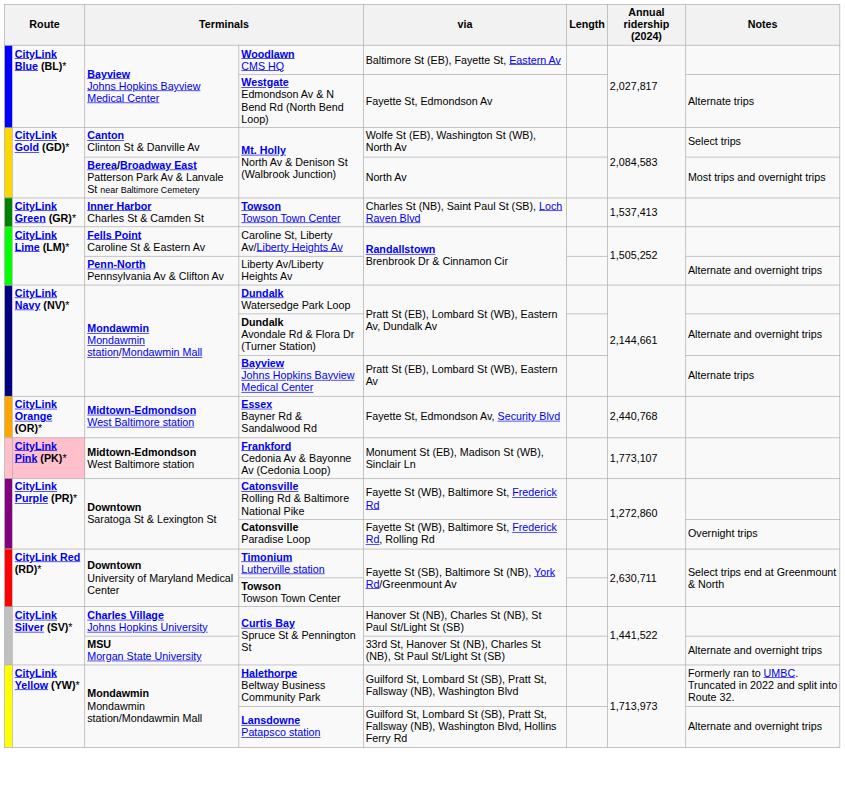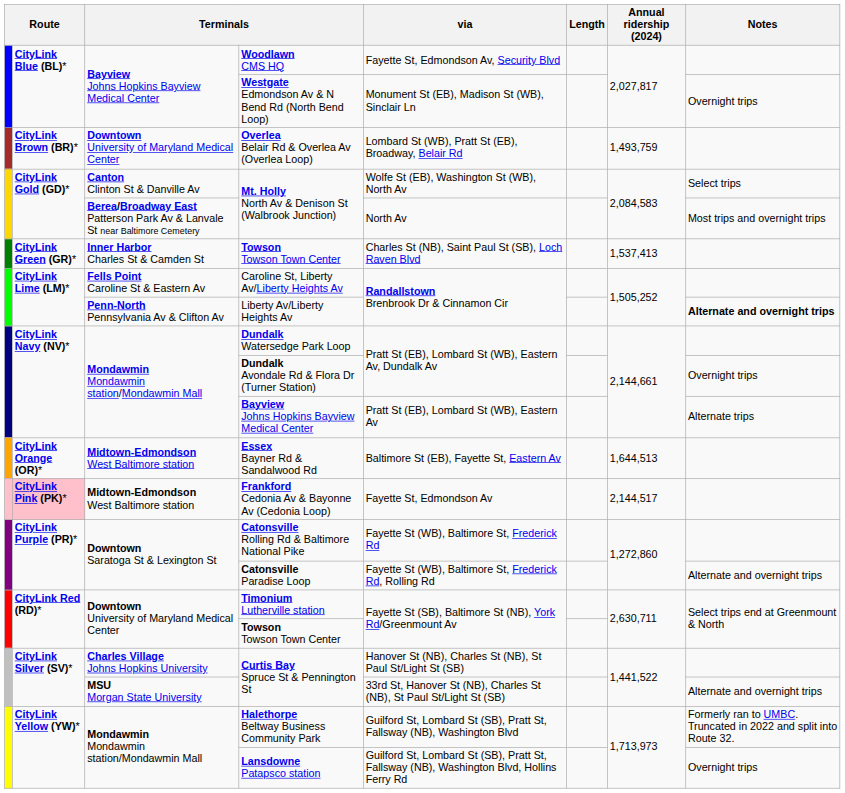(463, 60) Baltimore St (EB), Fayette St, Eastern Av -> (463, 60) Fayette St, Edmondson Av, Security Blvd
(429, 101) Fayette St, Edmondson Av -> (455, 101) Monument St (EB), Madison St (WB), Sinclair Ln
(721, 101) Alternate trips -> (723, 101) Overnight trips
+ row: (160, 148)
(755, 270) normal -> (761, 311) bold
(755, 334) Alternate and overnight trips -> (723, 375) Overnight trips
(463, 417) Fayette St, Edmondson Av, Security Blvd -> (463, 458) Baltimore St (EB), Fayette St, Eastern Av
(634, 417) 2,440,768 -> (634, 458) 1,644,513
(455, 458) Monument St (EB), Madison St (WB), Sinclair Ln -> (429, 499) Fayette St, Edmondson Av
(634, 458) 1,773,107 -> (634, 499) 2,144,517
(723, 534) Overnight trips -> (755, 575) Alternate and overnight trips
(755, 726) Alternate and overnight trips -> (723, 768) Overnight trips
